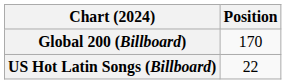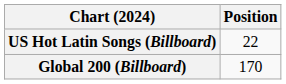rows swapped: (112, 41) <-> (112, 66)
